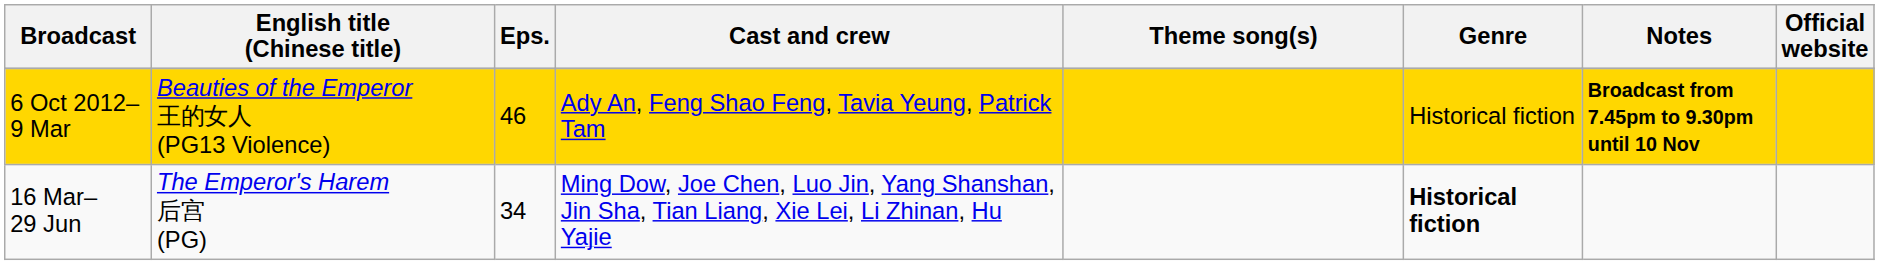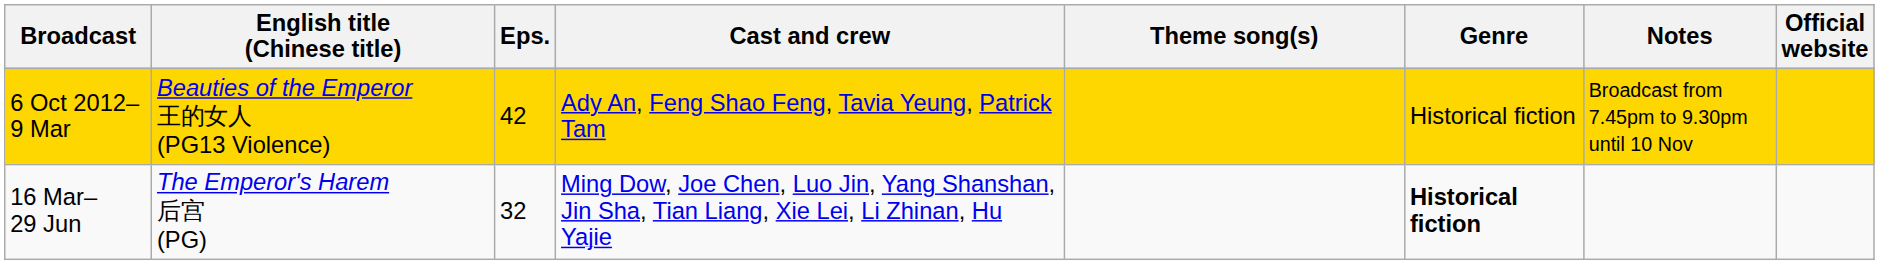(513, 116) 46 -> (513, 116) 42
(1671, 116) bold -> (1668, 117) normal
(513, 211) 34 -> (513, 211) 32
